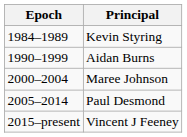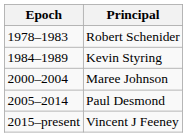+ row: (133, 36)
- row: (120, 57)
